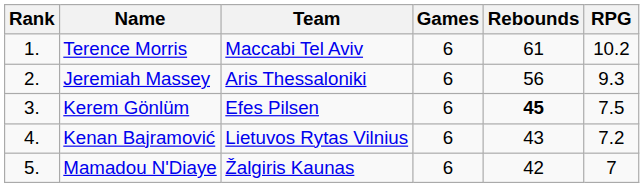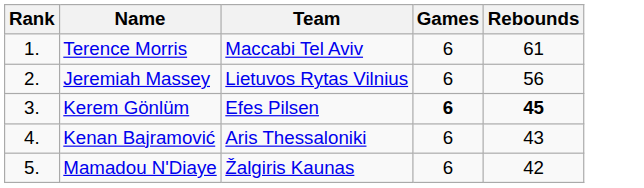- column: (611, 19)
(296, 78) Aris Thessaloniki -> (317, 78) Lietuvos Rytas Vilnius
(448, 108) normal -> (448, 108) bold
(317, 138) Lietuvos Rytas Vilnius -> (296, 138) Aris Thessaloniki
